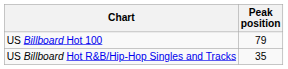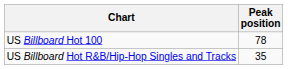(261, 40) 79 -> (261, 40) 78
